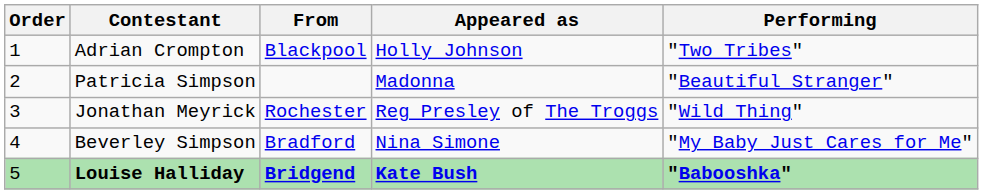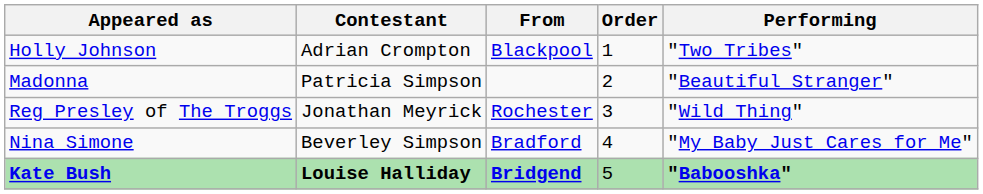columns swapped: (37, 20) <-> (517, 20)
